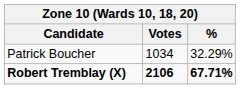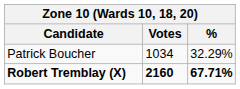(160, 73) 2106 -> (160, 73) 2160
